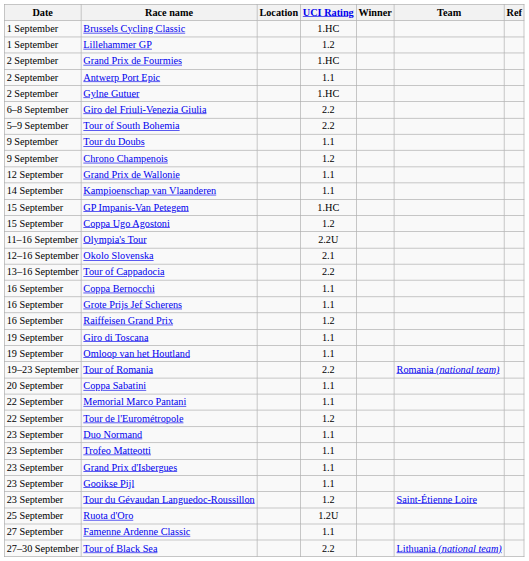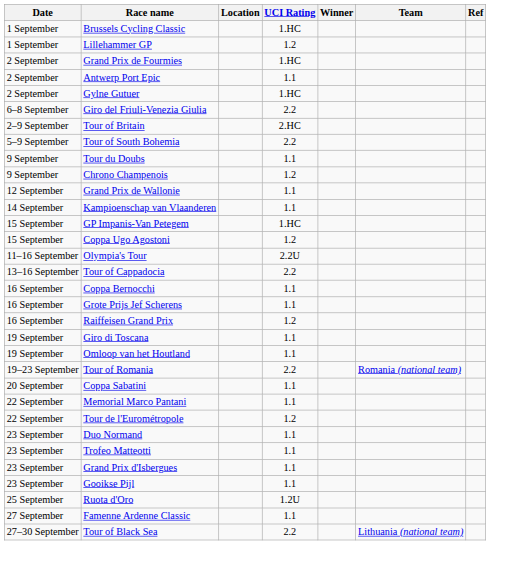+ row: (114, 126)
- row: (118, 256)
- row: (169, 499)
